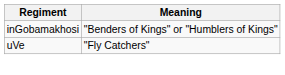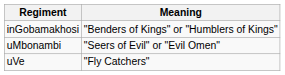+ row: (34, 45)
